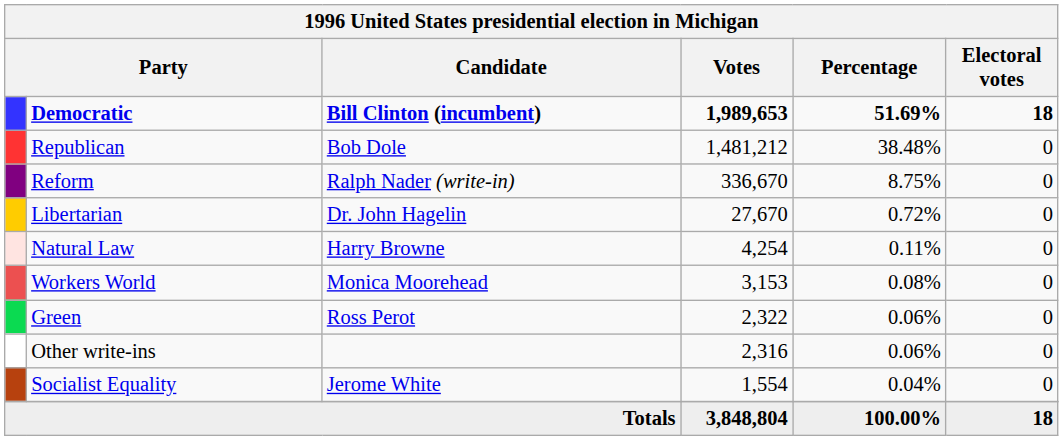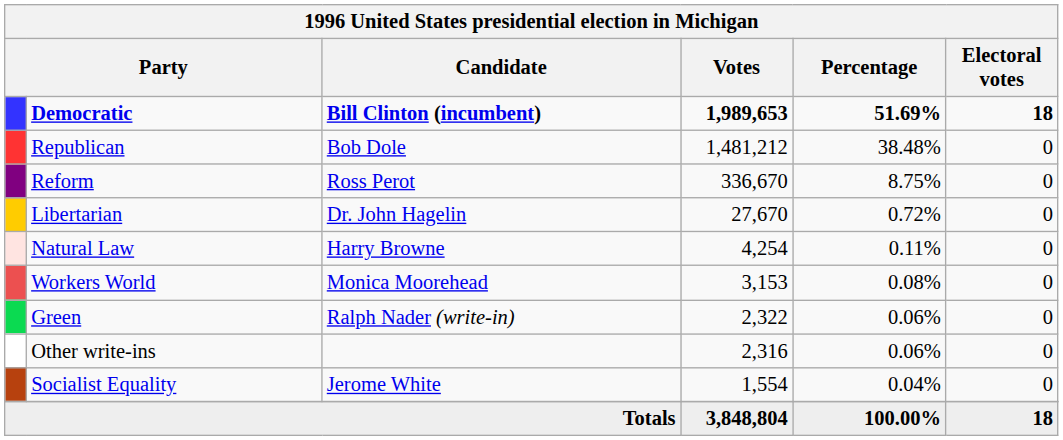(421, 181) Ralph Nader (write-in) -> (371, 181) Ross Perot
(371, 316) Ross Perot -> (421, 316) Ralph Nader (write-in)
